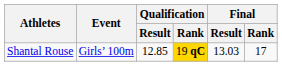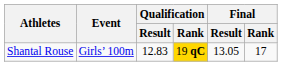(155, 52) 12.85 -> (155, 52) 12.83
(226, 52) 13.03 -> (226, 52) 13.05
